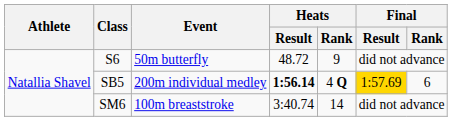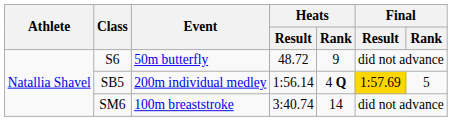(294, 83) bold -> (293, 83) normal
(427, 83) 6 -> (426, 83) 5
